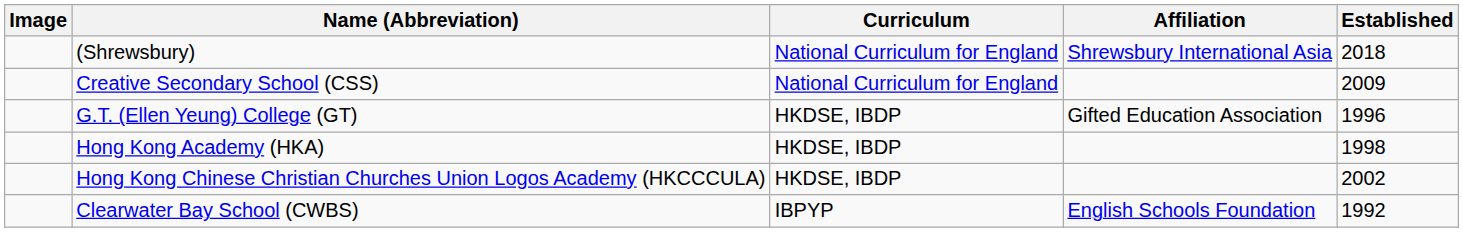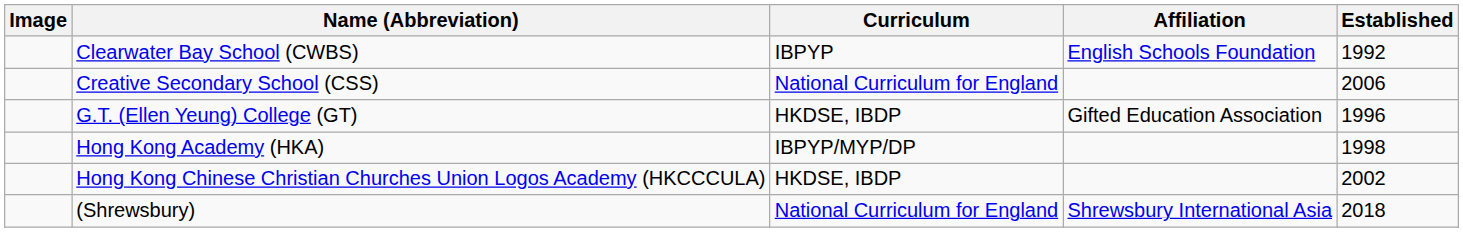rows swapped: (217, 210) <-> (136, 52)
(1363, 83) 2009 -> (1363, 83) 2006
(838, 147) HKDSE, IBDP -> (845, 147) IBPYP/MYP/DP
